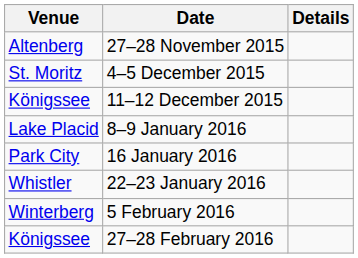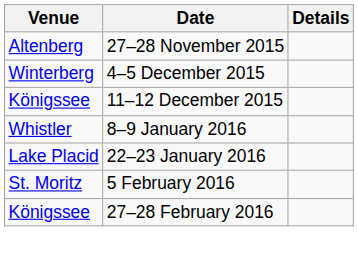(45, 73) St. Moritz -> (51, 73) Winterberg
(54, 128) Lake Placid -> (40, 128) Whistler
- row: (172, 156)
(40, 184) Whistler -> (54, 156) Lake Placid
(51, 211) Winterberg -> (45, 184) St. Moritz
